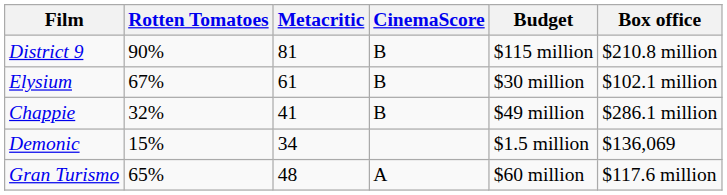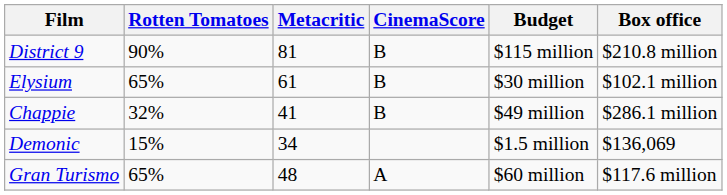(146, 81) 67% -> (146, 81) 65%
